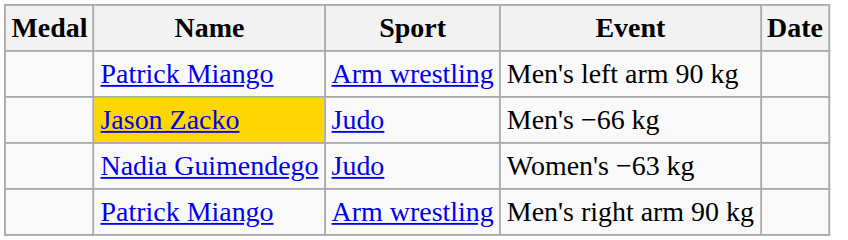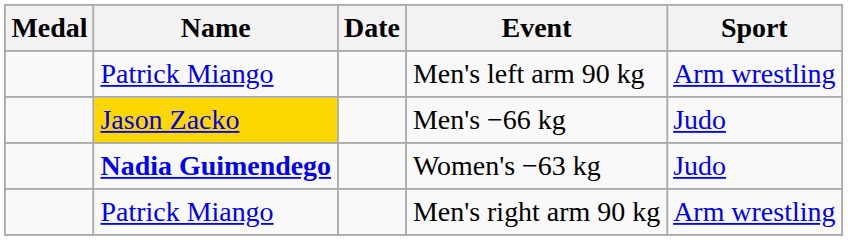columns swapped: (413, 27) <-> (795, 27)
(210, 166) normal -> (216, 166) bold
